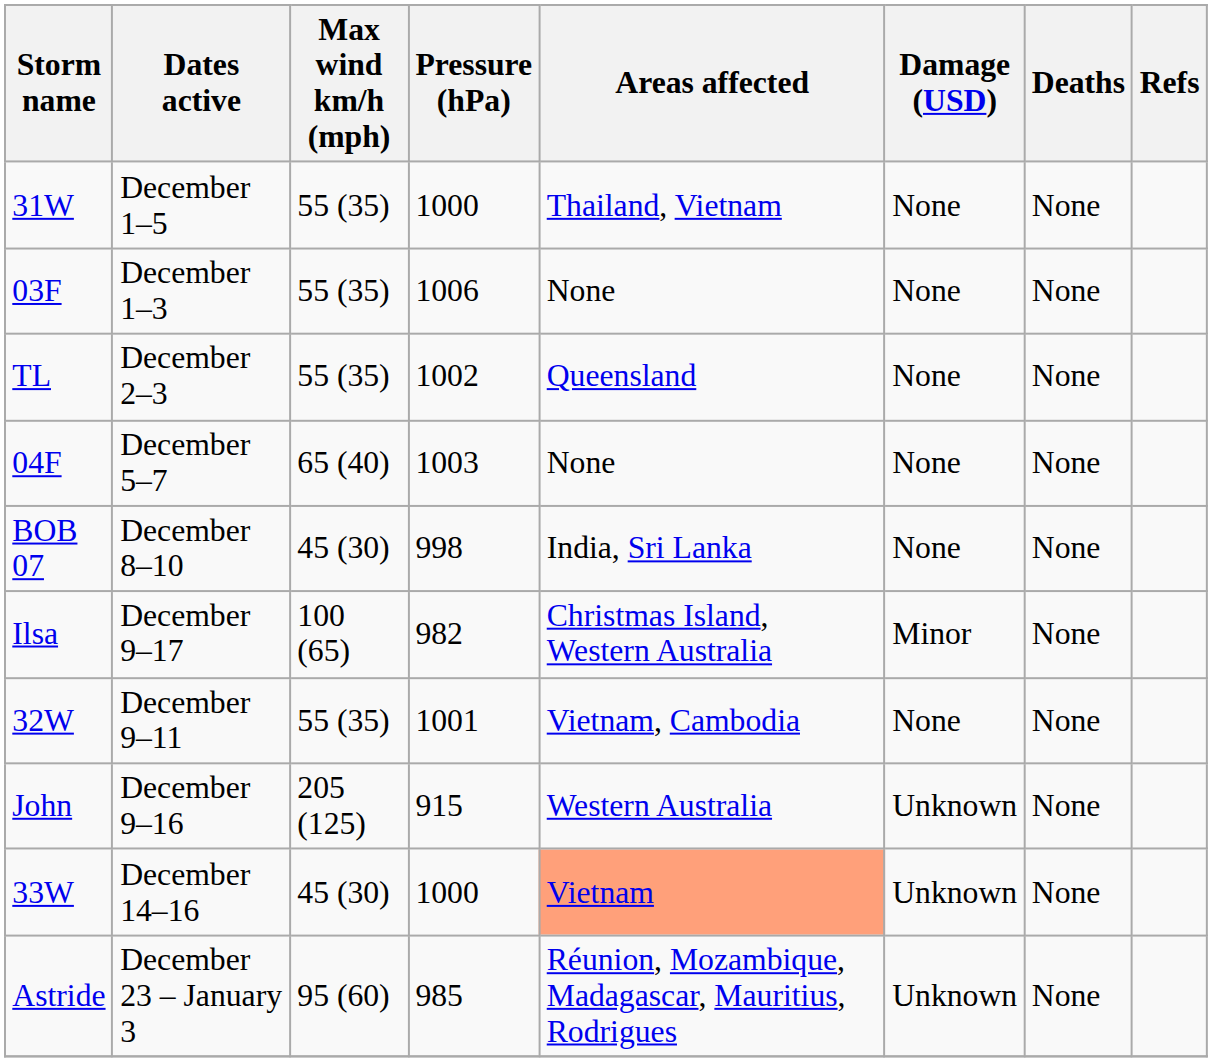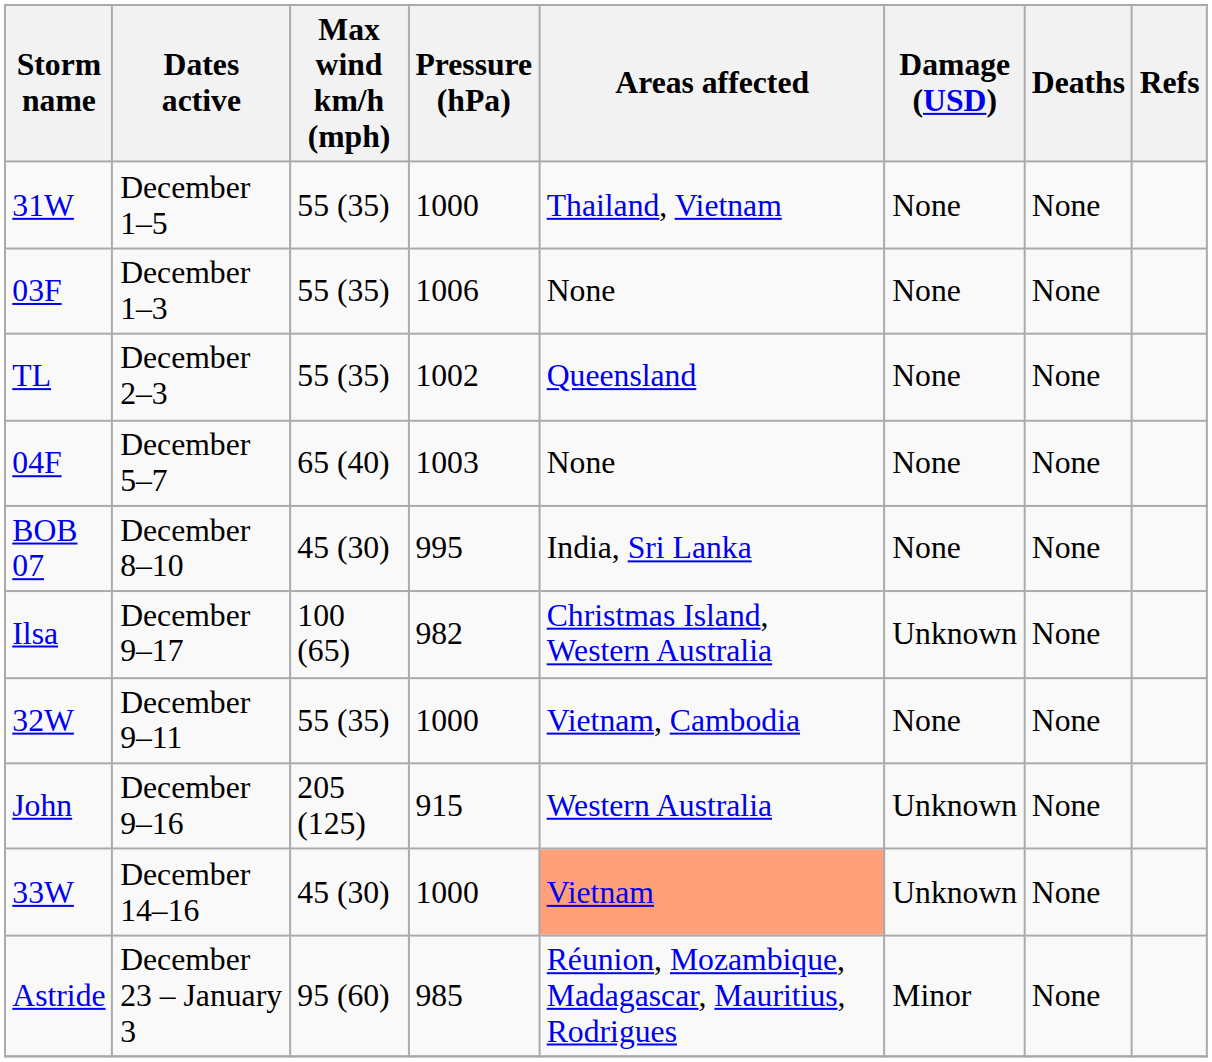(439, 548) 998 -> (439, 548) 995
(932, 634) Minor -> (955, 634) Unknown
(447, 719) 1001 -> (447, 719) 1000
(955, 995) Unknown -> (932, 995) Minor
